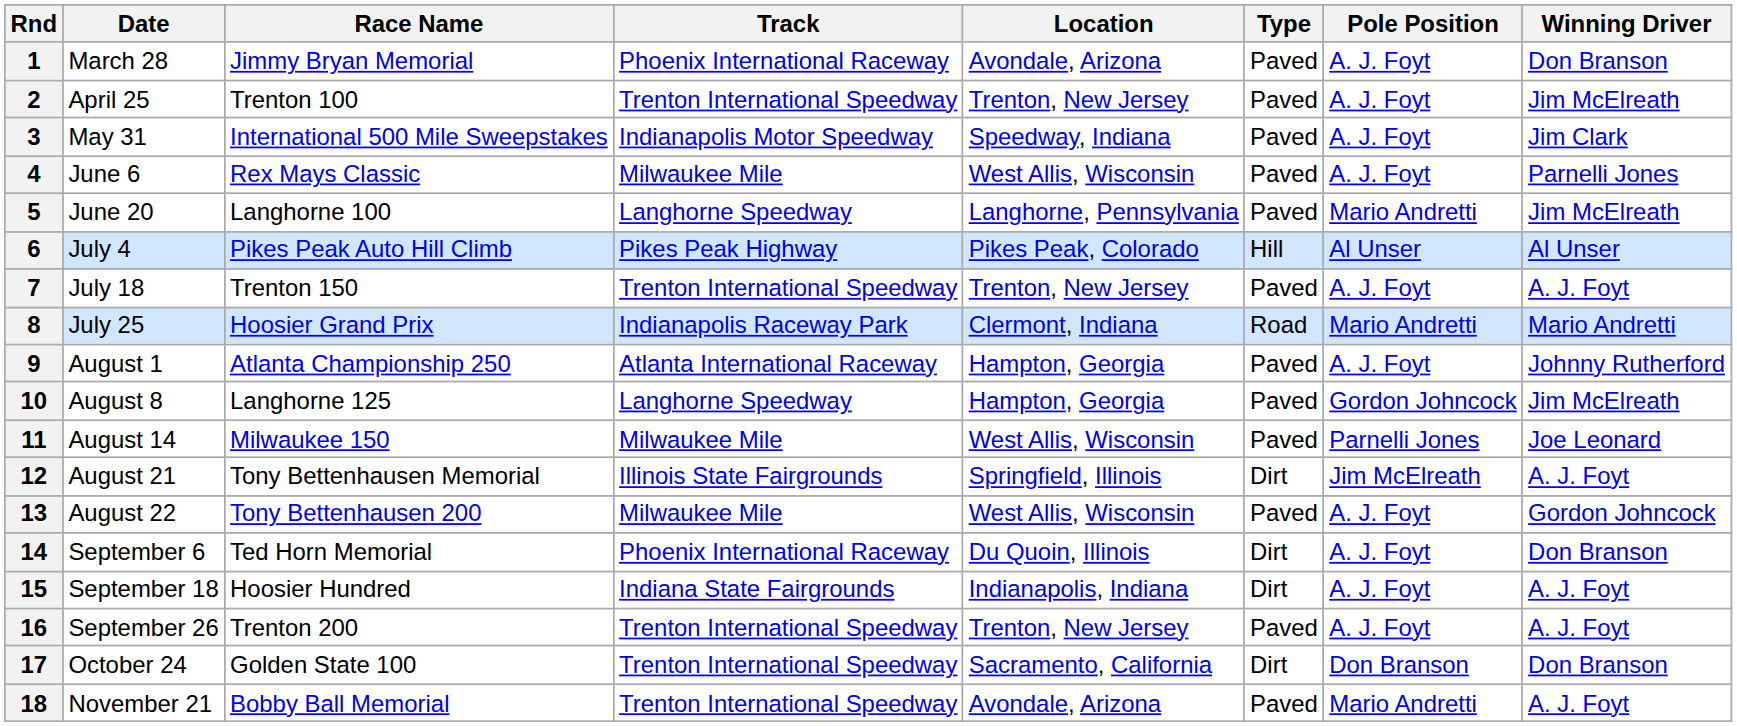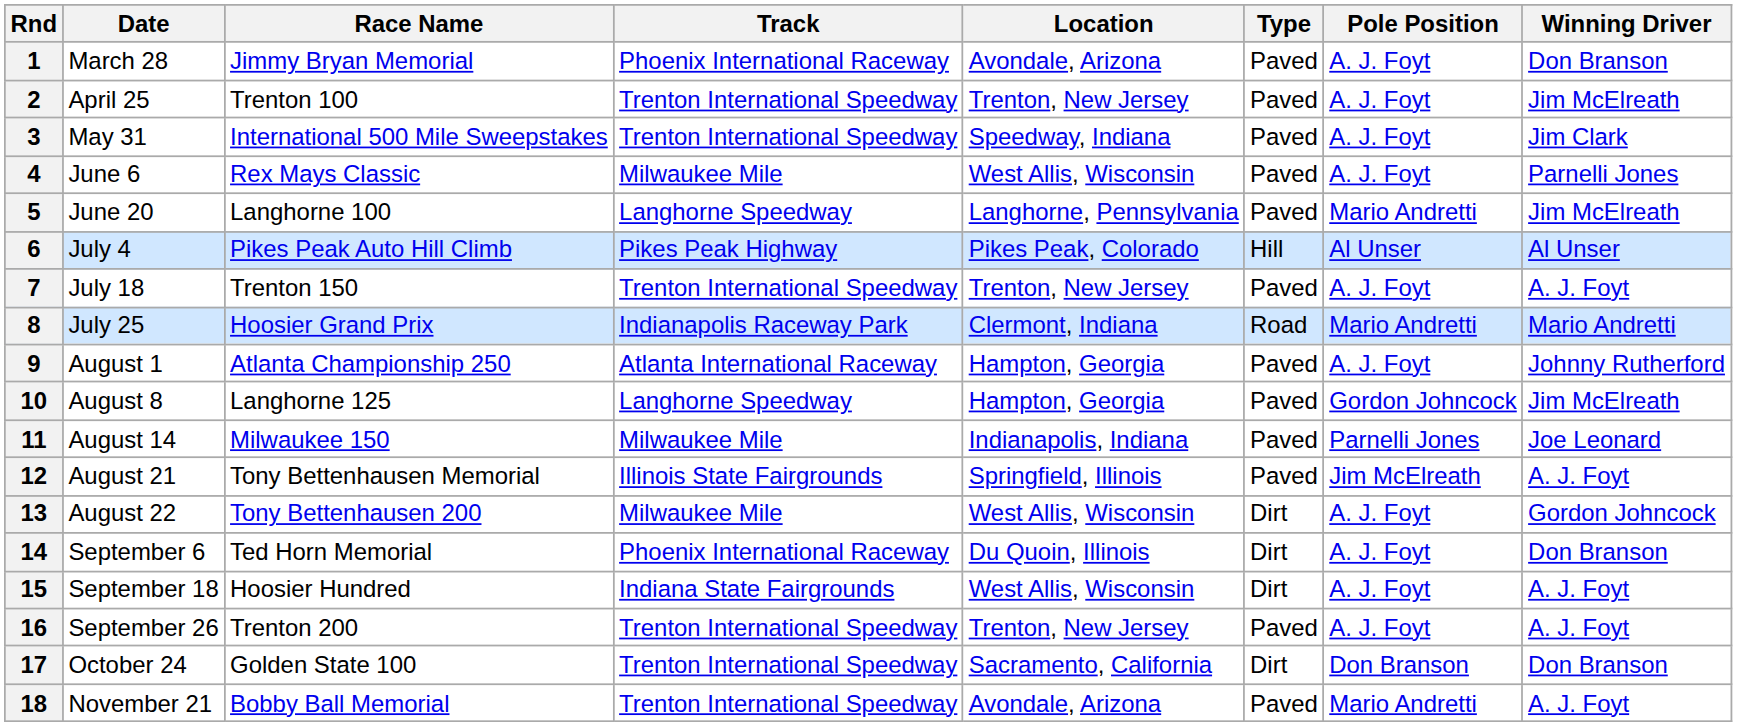(776, 137) Indianapolis Motor Speedway -> (788, 137) Trenton International Speedway
(1082, 438) West Allis, Wisconsin -> (1078, 438) Indianapolis, Indiana
(1269, 476) Dirt -> (1284, 476) Paved
(1284, 514) Paved -> (1269, 514) Dirt
(1078, 589) Indianapolis, Indiana -> (1082, 589) West Allis, Wisconsin
